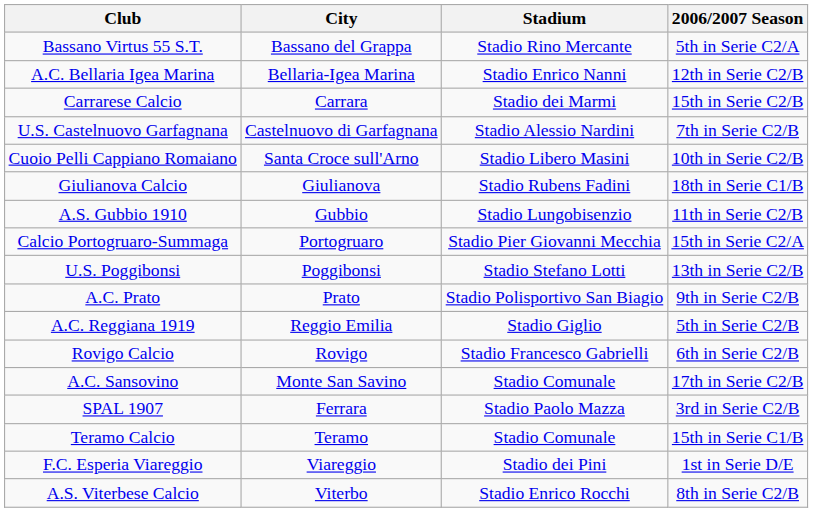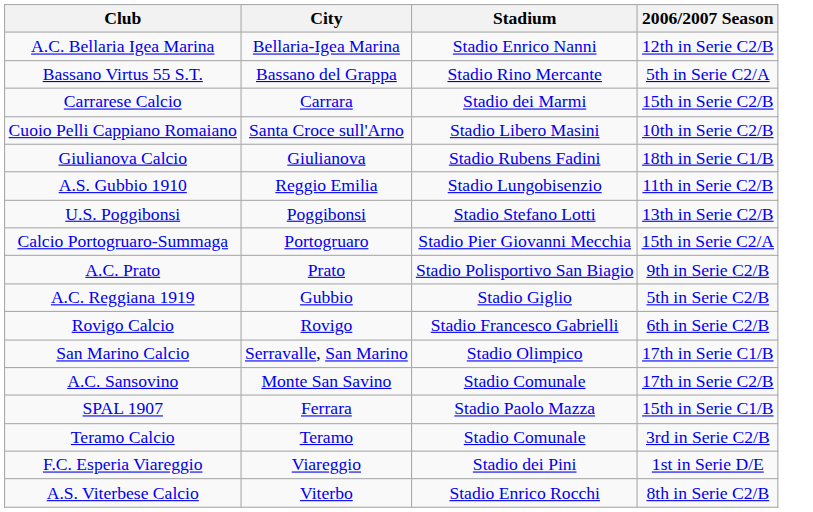rows swapped: (123, 46) <-> (123, 74)
- row: (123, 130)
(341, 213) Gubbio -> (326, 185) Reggio Emilia
rows swapped: (123, 269) <-> (123, 241)
(341, 325) Reggio Emilia -> (326, 297) Gubbio
+ row: (123, 353)
(738, 409) 3rd in Serie C2/B -> (708, 409) 15th in Serie C1/B
(738, 437) 15th in Serie C1/B -> (708, 437) 3rd in Serie C2/B
